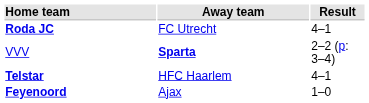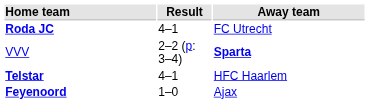columns swapped: (338, 12) <-> (233, 12)
